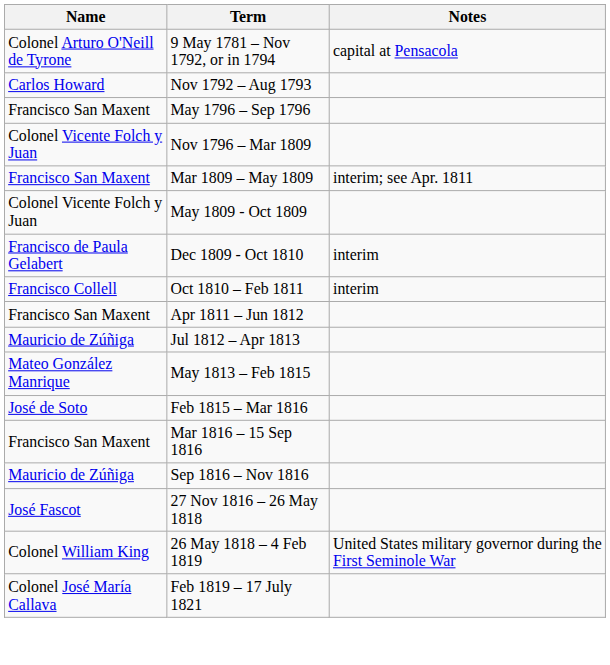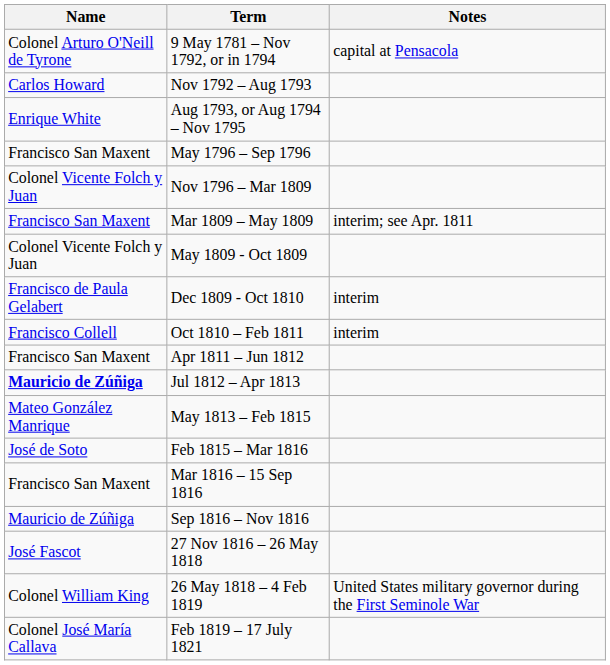+ row: (246, 119)
(71, 339) normal -> (75, 382) bold
